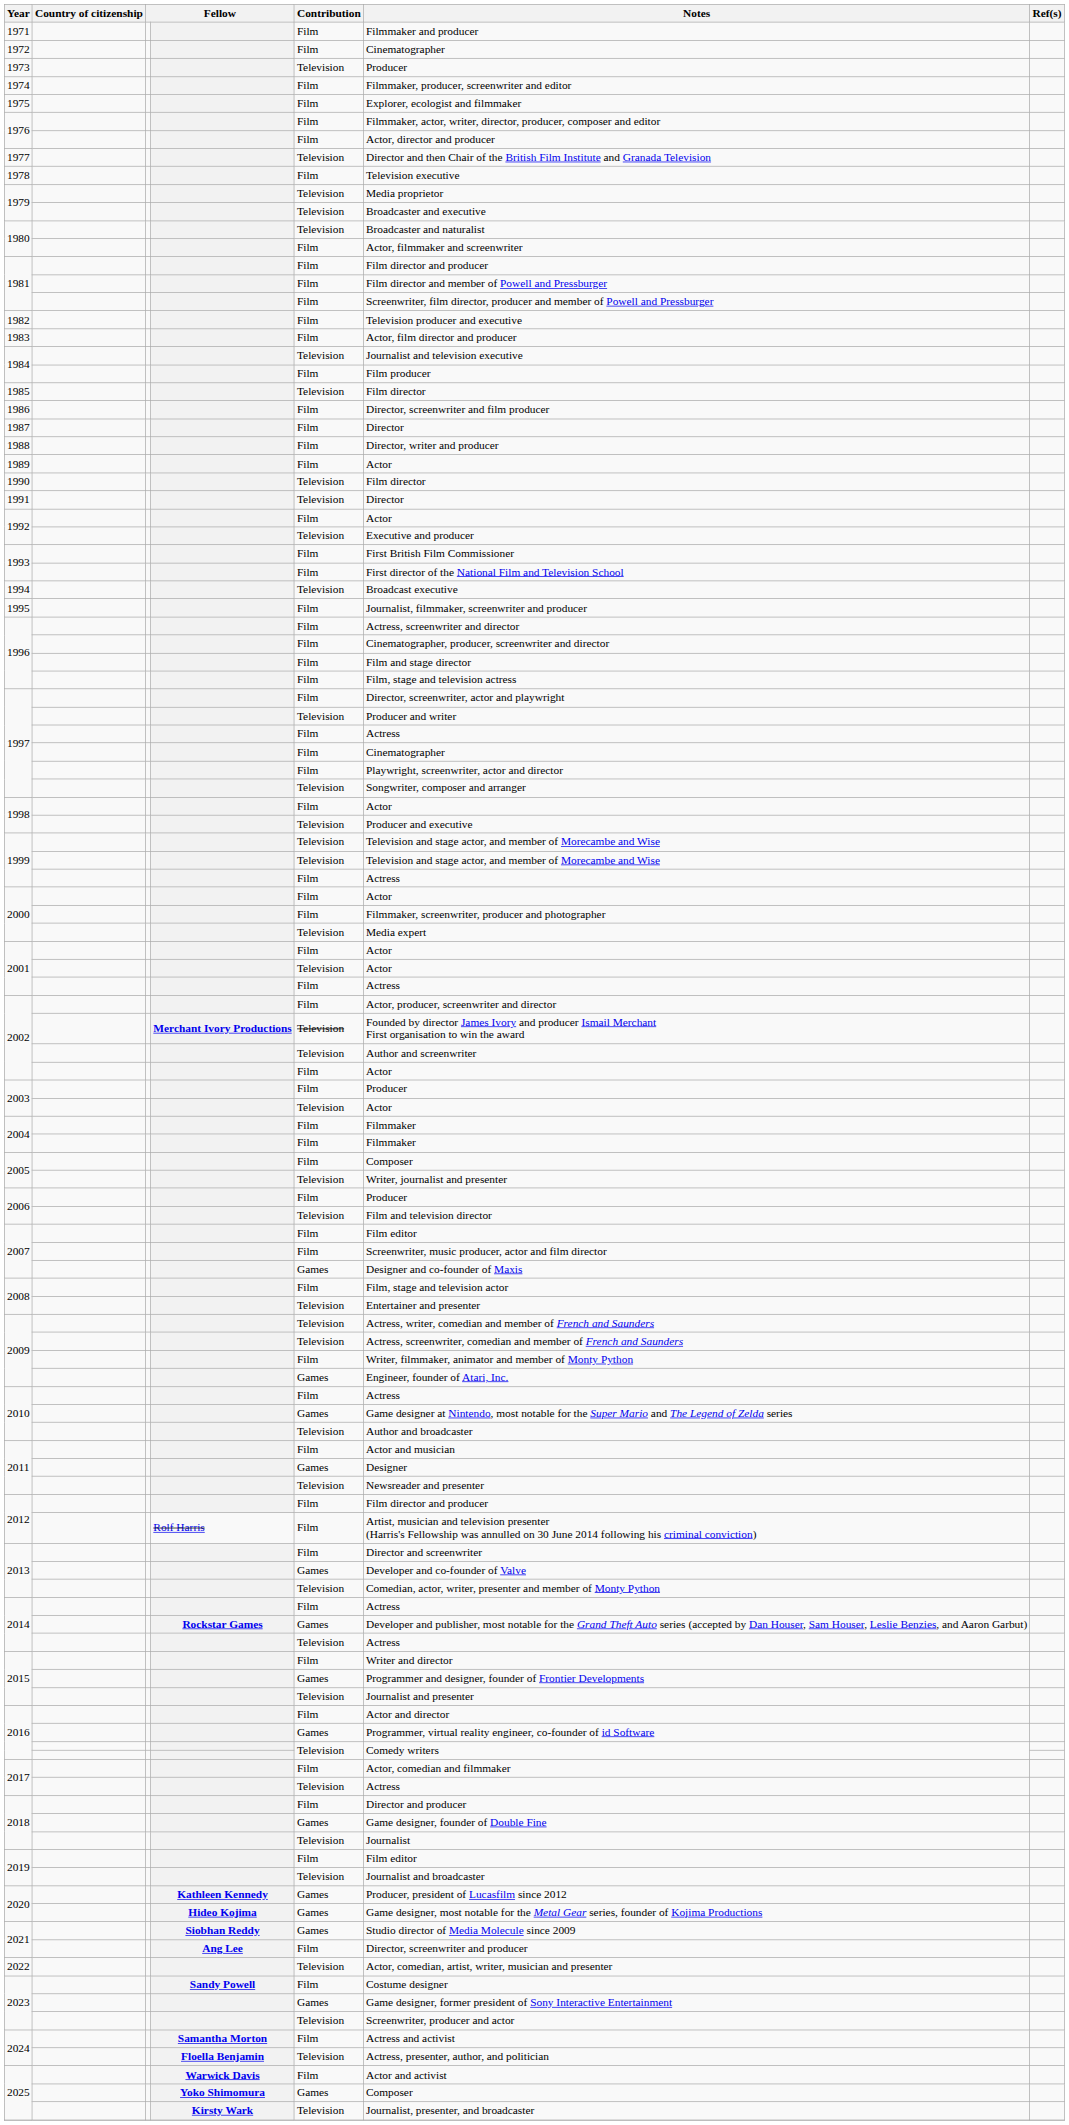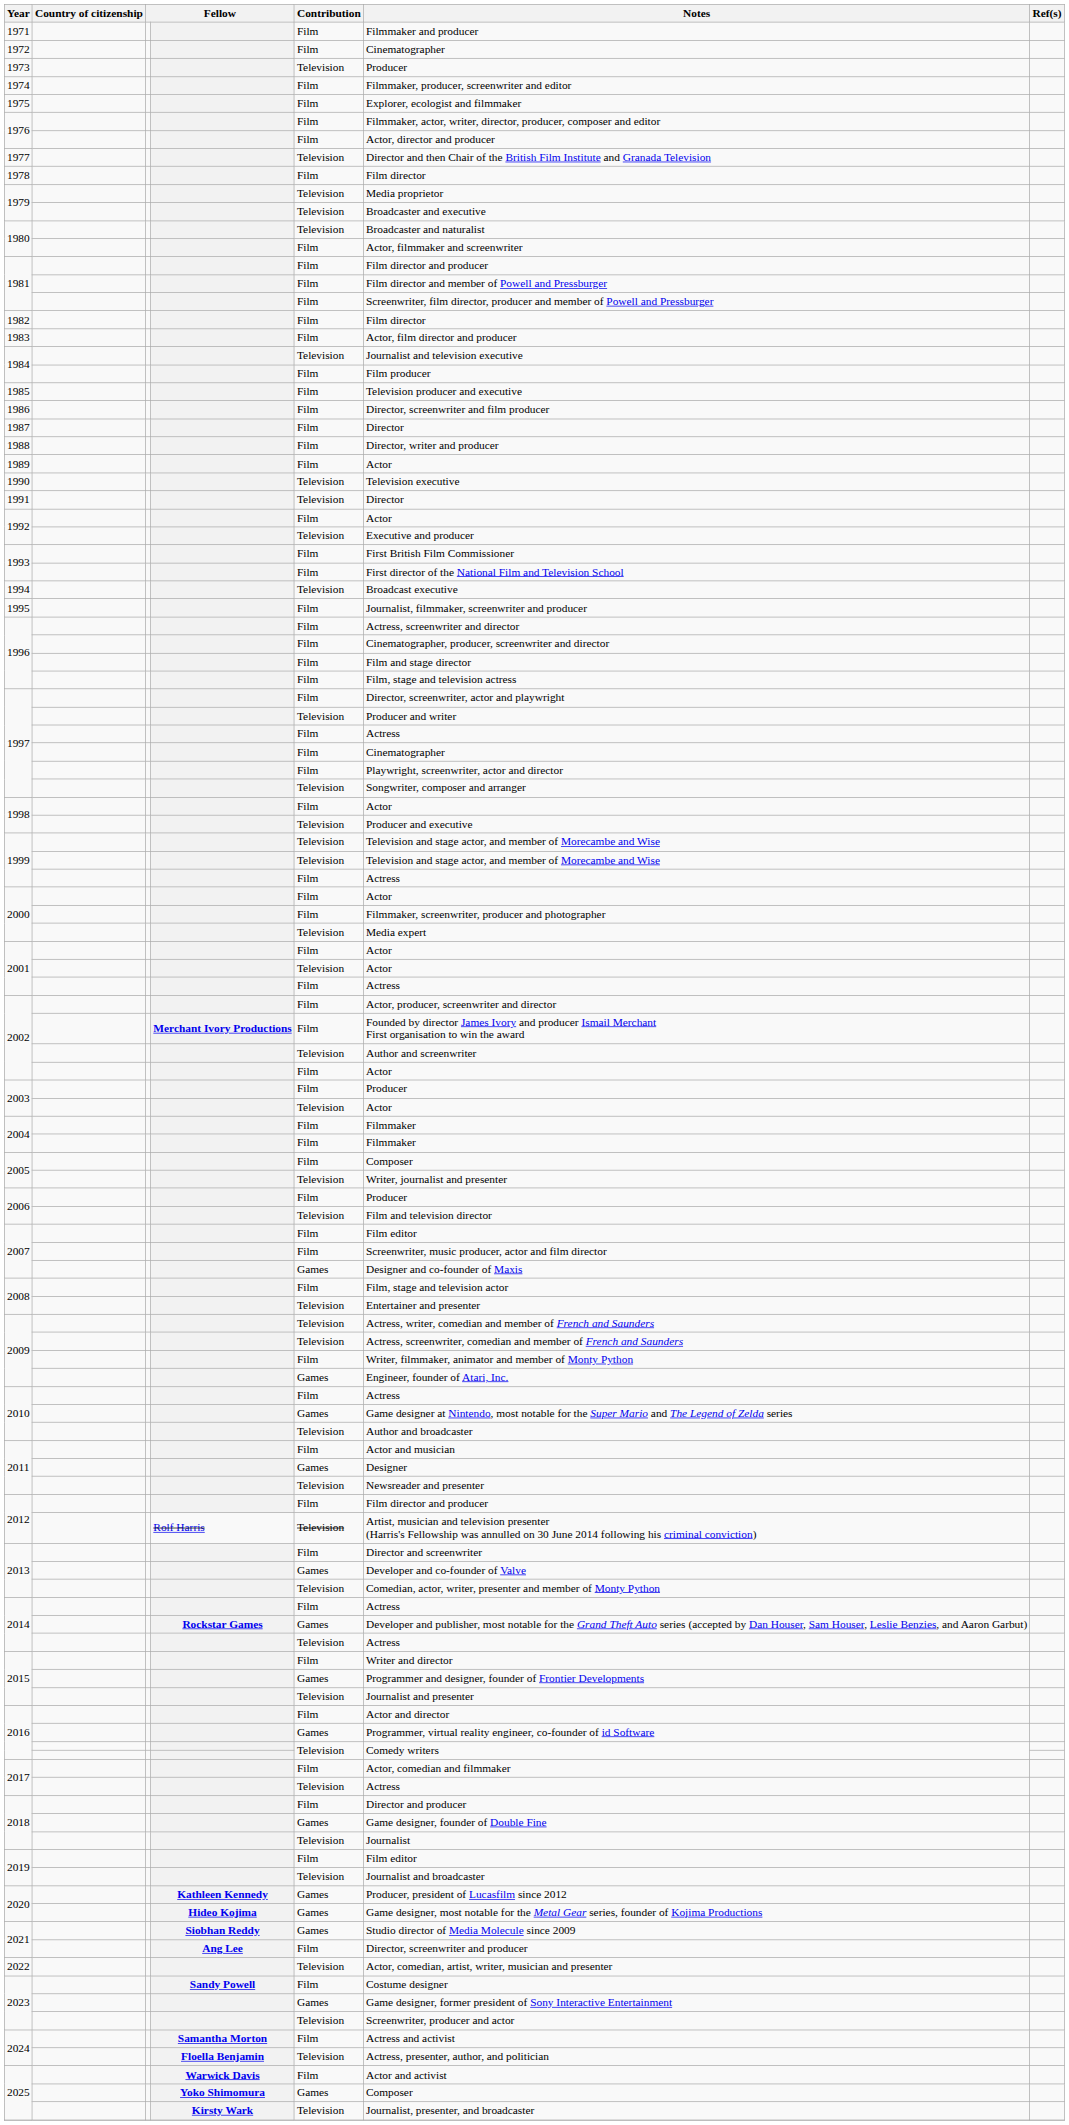(413, 175) Television executive -> (396, 175) Film director
(444, 319) Television producer and executive -> (396, 319) Film director
(321, 391) Television -> (308, 391) Film
(396, 391) Film director -> (444, 391) Television producer and executive
(396, 481) Film director -> (413, 481) Television executive
(321, 1028) Television -> (308, 1028) Film
(308, 1528) Film -> (321, 1528) Television
